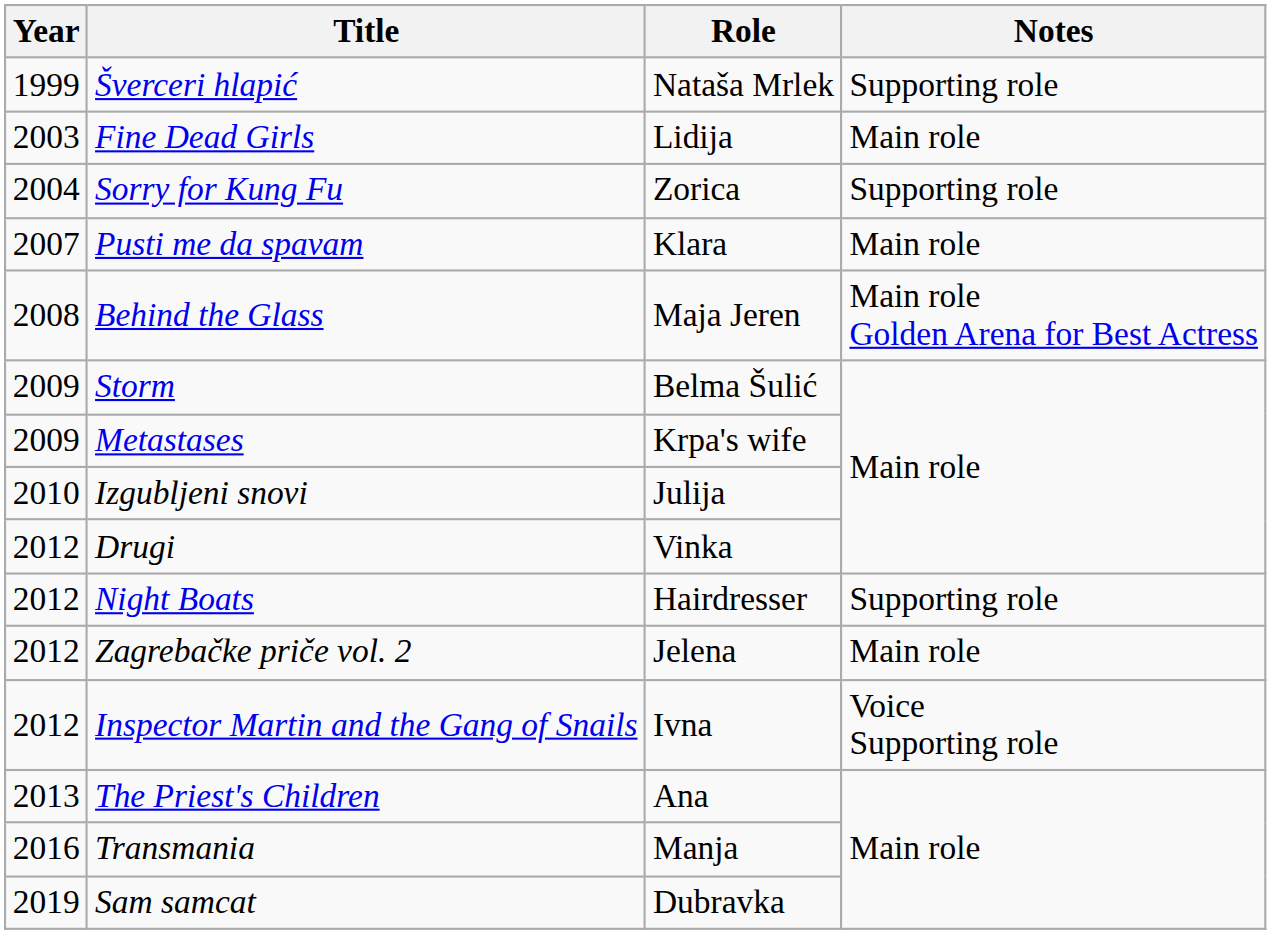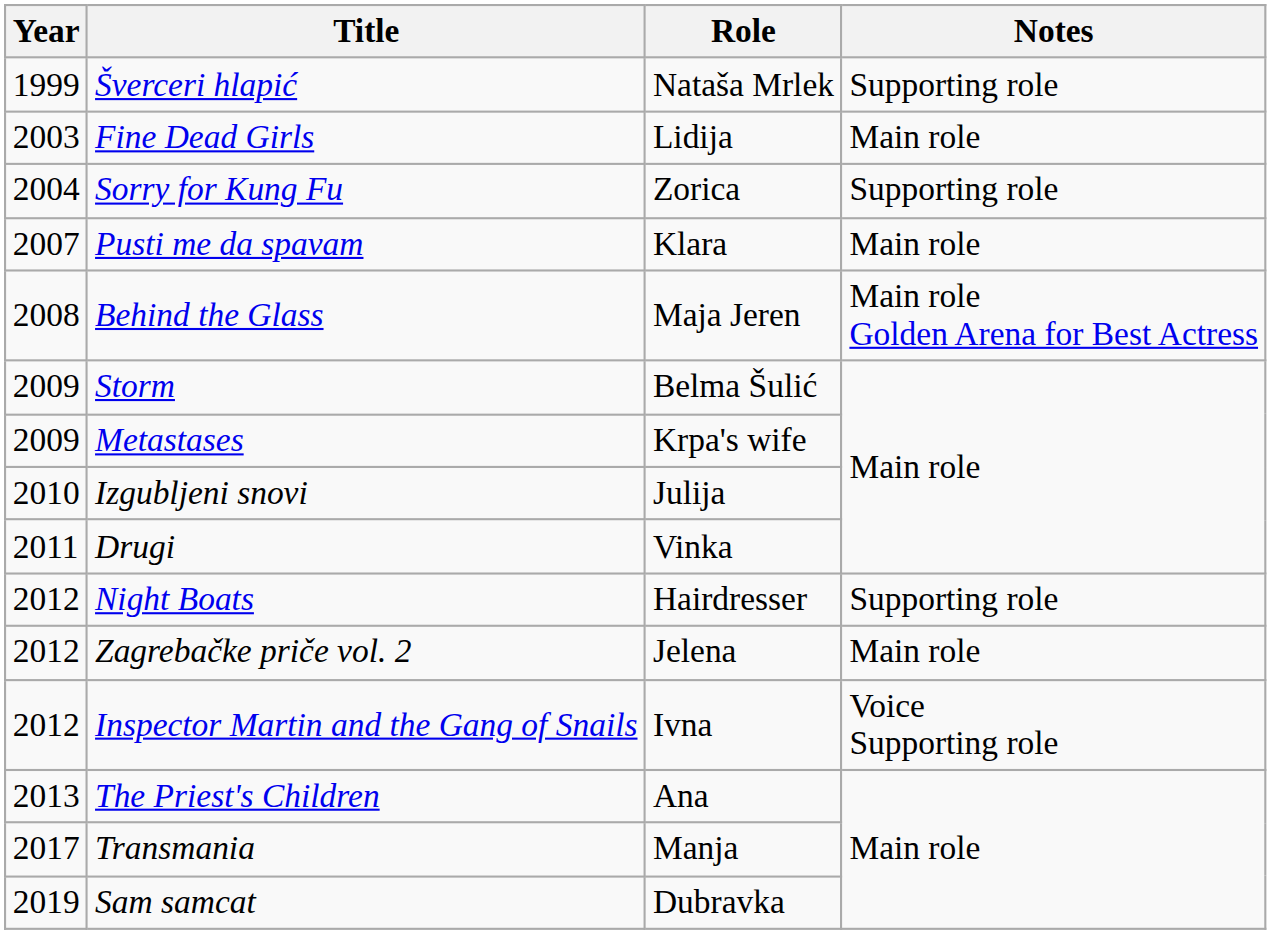(46, 545) 2012 -> (46, 545) 2011
(46, 848) 2016 -> (46, 848) 2017
